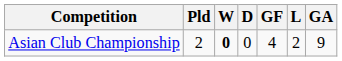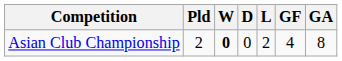columns swapped: (296, 17) <-> (272, 17)
(321, 42) 9 -> (321, 42) 8
